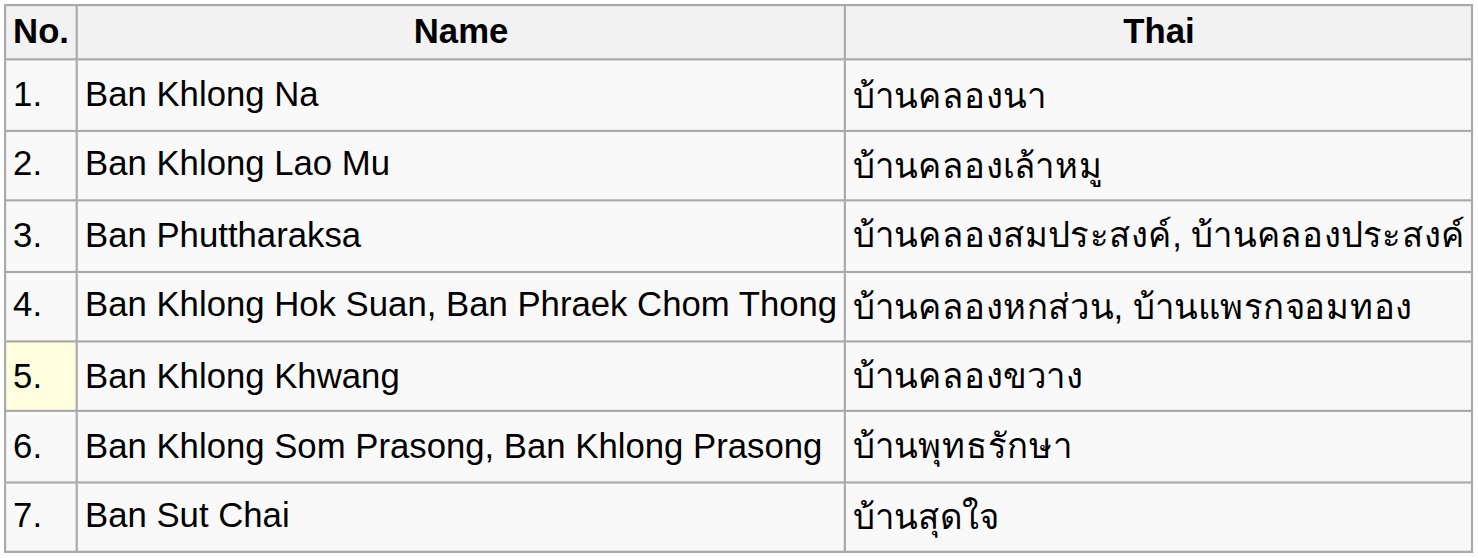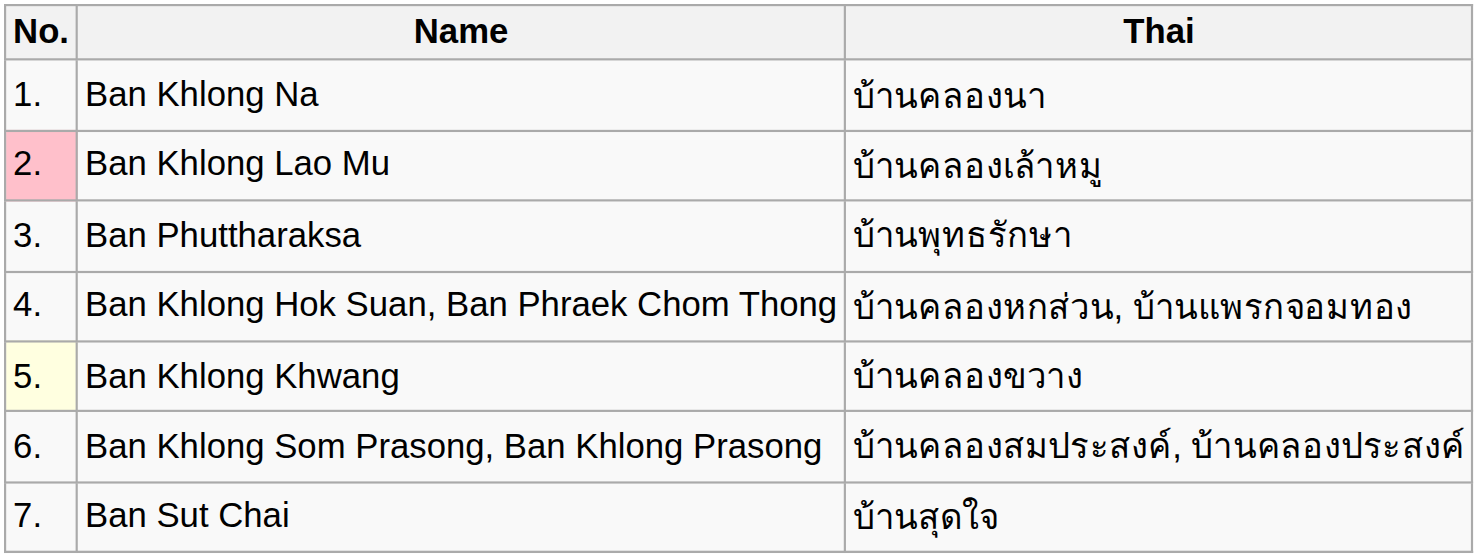(28, 164) no background -> (28, 164) pink background
(1159, 236) บ้านคลองสมประสงค์, บ้านคลองประสงค์ -> (963, 236) บ้านพุทธรักษา
(963, 447) บ้านพุทธรักษา -> (1159, 447) บ้านคลองสมประสงค์, บ้านคลองประสงค์
